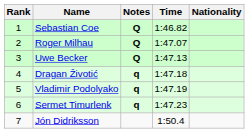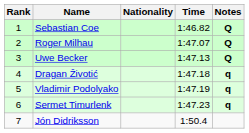columns swapped: (217, 12) <-> (137, 12)
